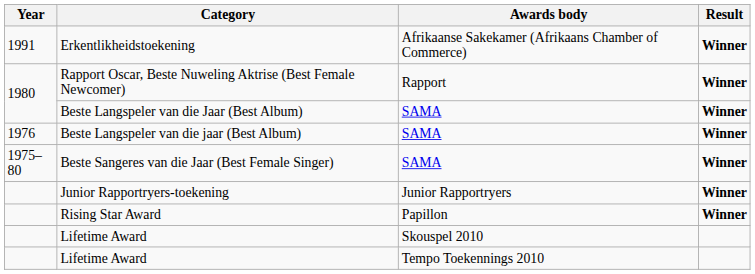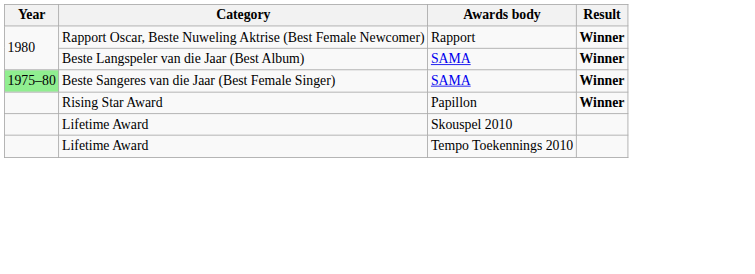- row: (128, 44)
- row: (181, 133)
(25, 163) no background -> (32, 80) lightgreen background
- row: (145, 192)
